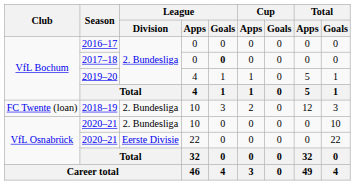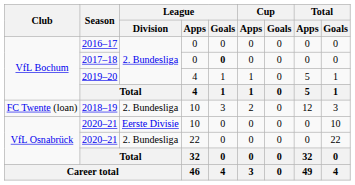(150, 124) 2. Bundesliga -> (150, 124) Eerste Divisie
(150, 140) Eerste Divisie -> (150, 140) 2. Bundesliga
